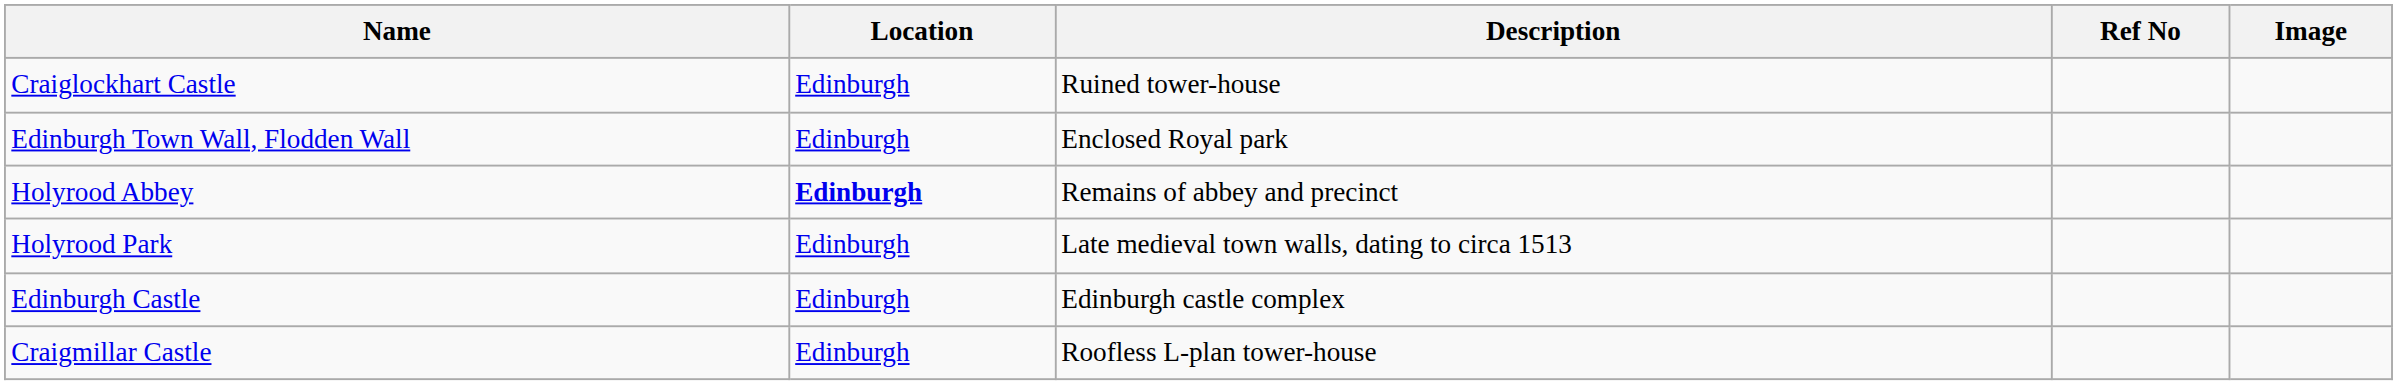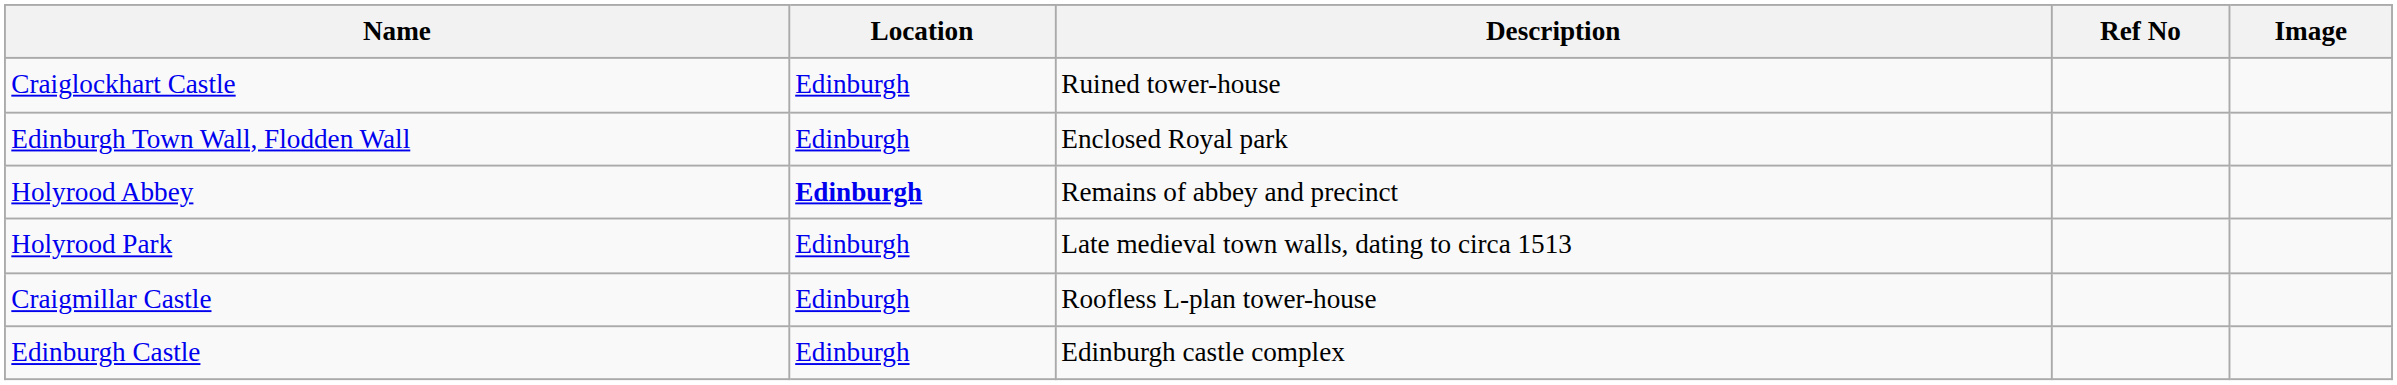rows swapped: (111, 352) <-> (106, 298)
